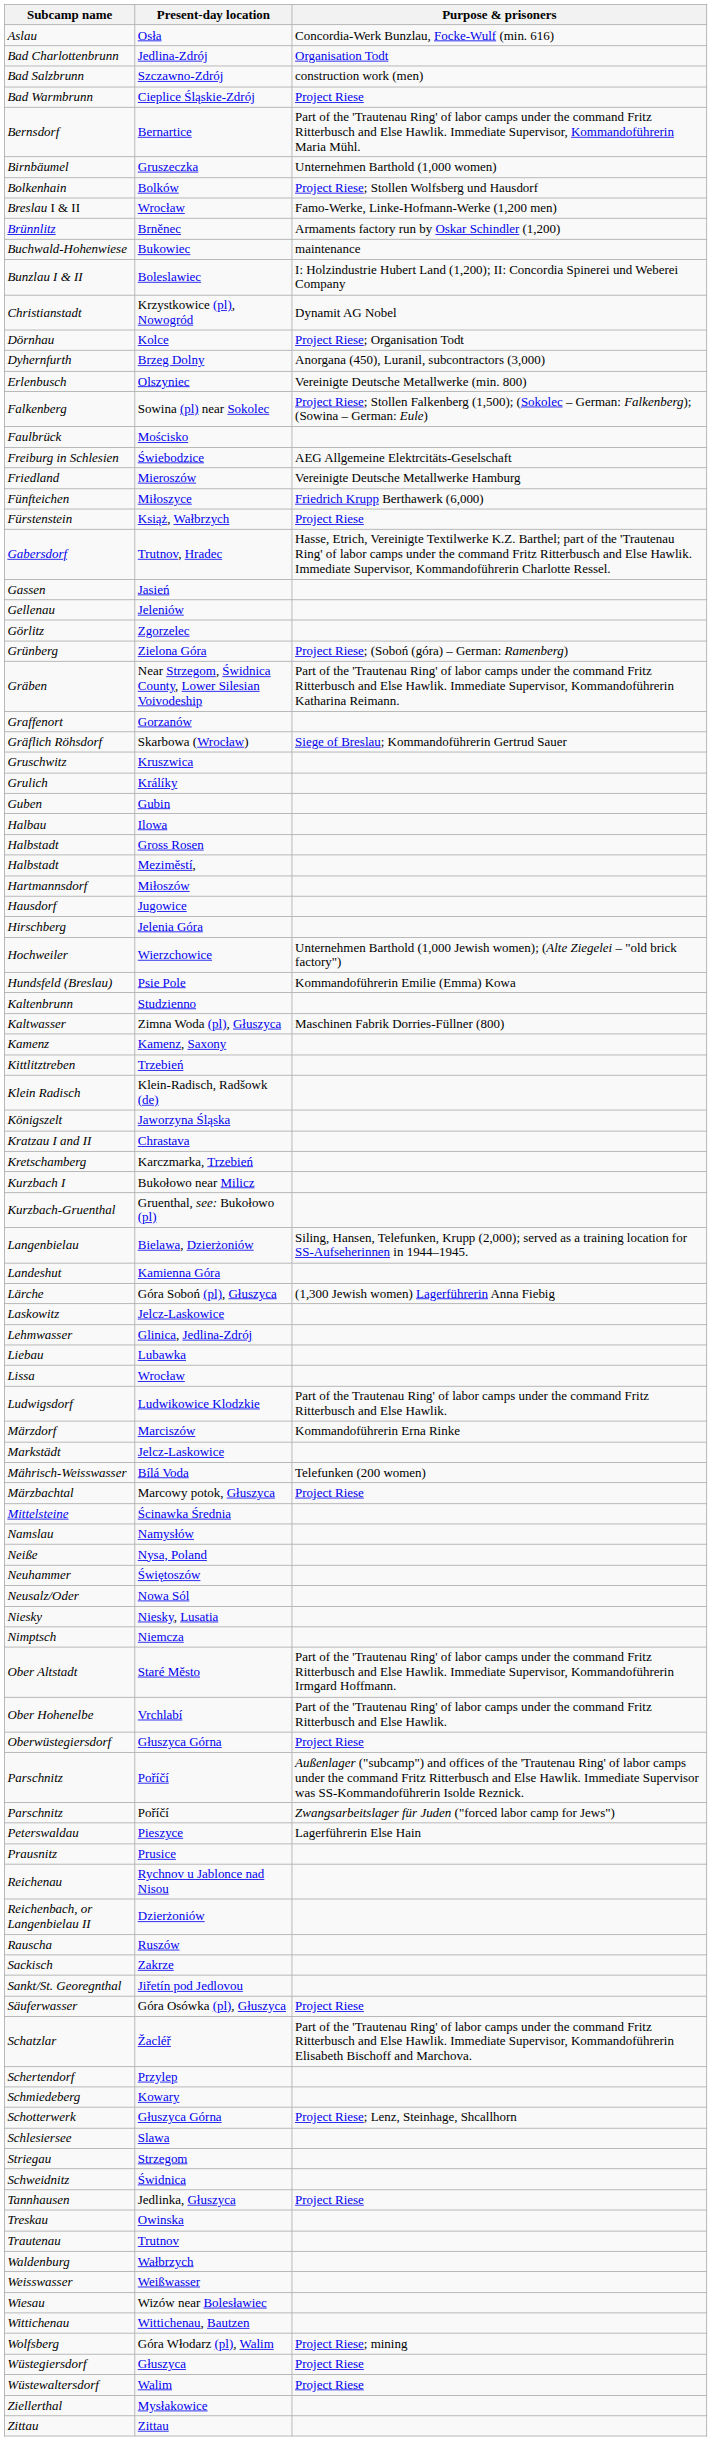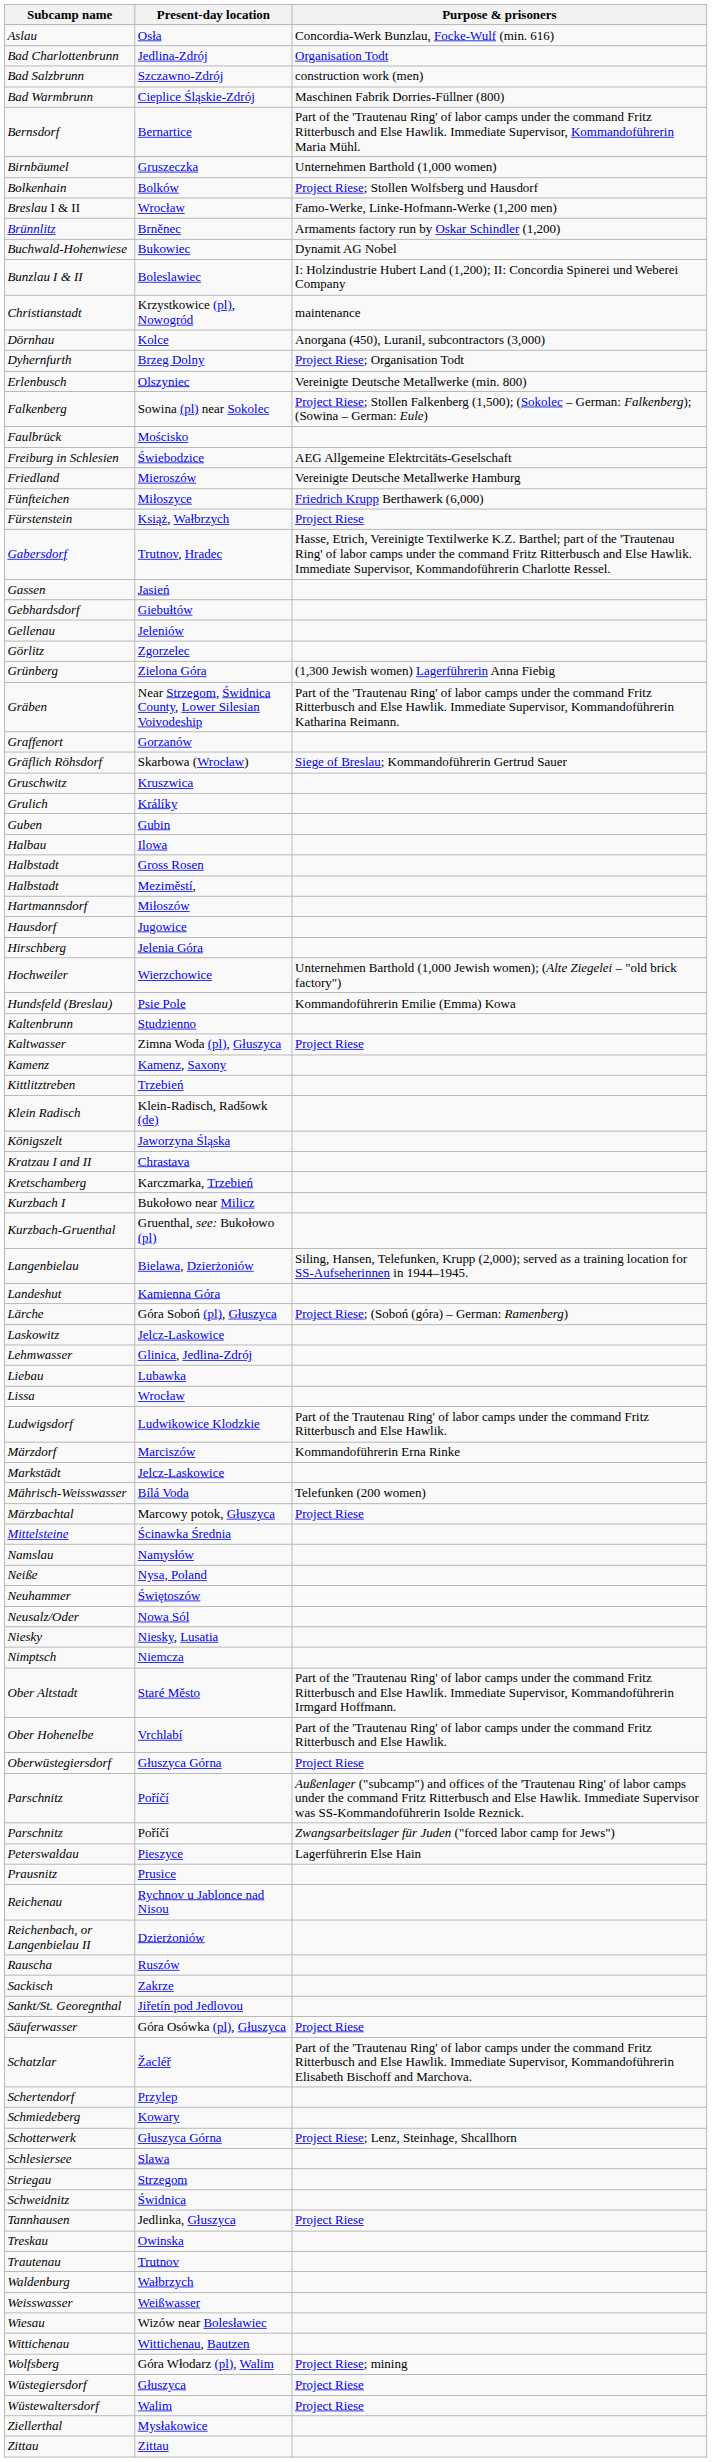(329, 96) Project Riese -> (400, 96) Maschinen Fabrik Dorries-Füllner (800)
(328, 249) maintenance -> (346, 249) Dynamit AG Nobel
(346, 312) Dynamit AG Nobel -> (328, 312) maintenance
(380, 340) Project Riese; Organisation Todt -> (420, 340) Anorgana (450), Luranil, subcontractors (3,000)
(420, 360) Anorgana (450), Luranil, subcontractors (3,000) -> (380, 360) Project Riese; Organisation Todt
+ row: (44, 610)
(432, 651) Project Riese; (Soboń (góra) – German: Ramenberg) -> (425, 671) (1,300 Jewish women) Lagerführerin Anna Fiebig
(400, 1023) Maschinen Fabrik Dorries-Füllner (800) -> (329, 1044) Project Riese
(425, 1293) (1,300 Jewish women) Lagerführerin Anna Fiebig -> (432, 1314) Project Riese; (Soboń (góra) – German: Ramenberg)
